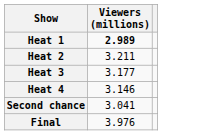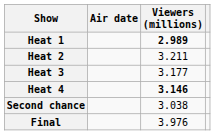+ column: (114, 18)
(120, 89) normal -> (173, 89) bold
(120, 106) 3.041 -> (173, 106) 3.038
